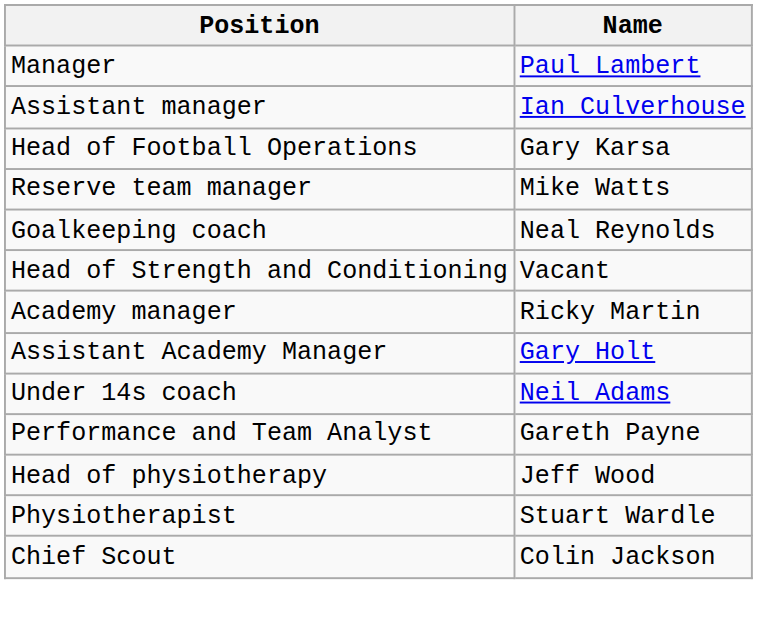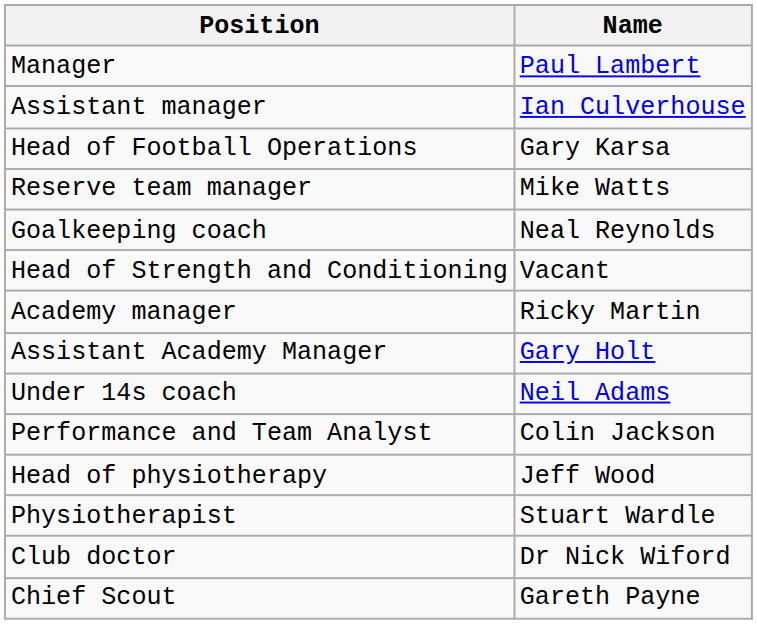(610, 434) Gareth Payne -> (618, 434) Colin Jackson
+ row: (94, 557)
(618, 557) Colin Jackson -> (610, 598) Gareth Payne
